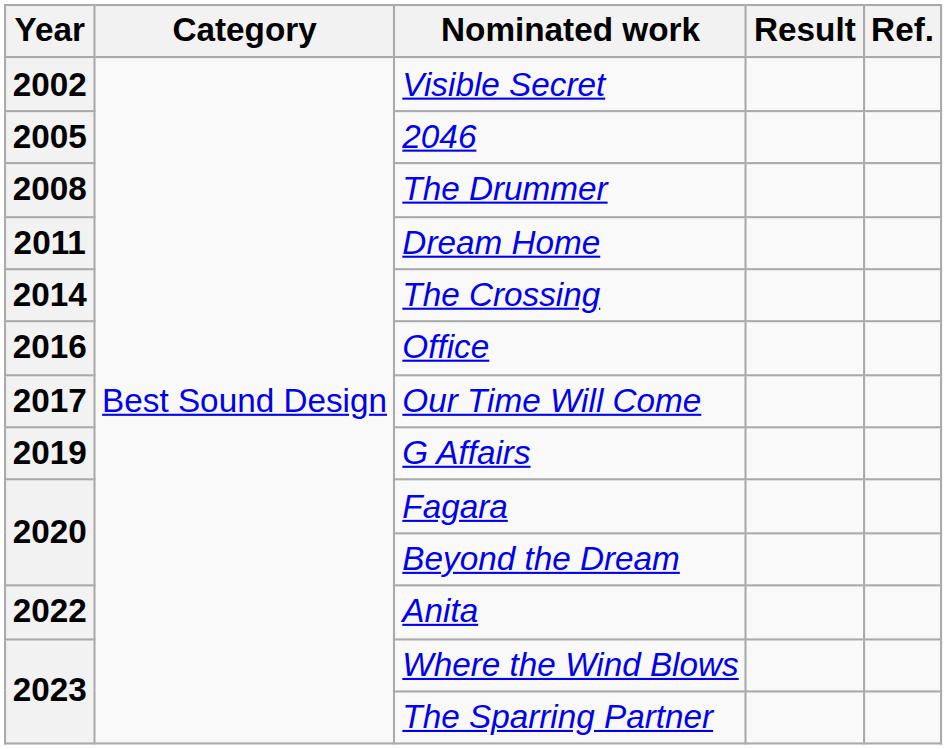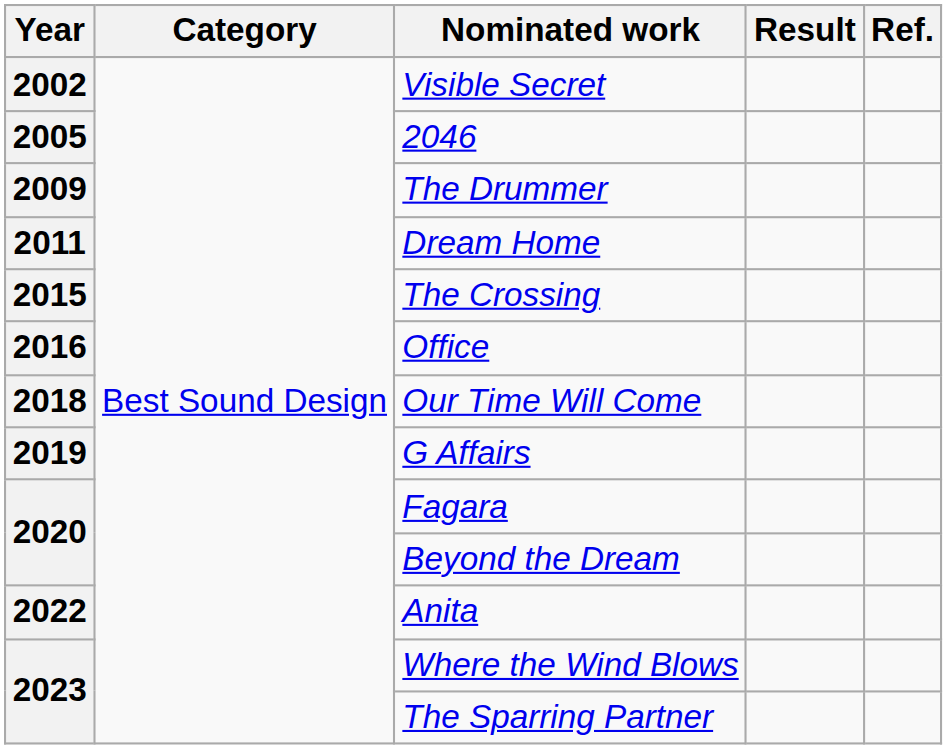(50, 189) 2008 -> (50, 189) 2009
(50, 294) 2014 -> (50, 294) 2015
(50, 400) 2017 -> (50, 400) 2018
